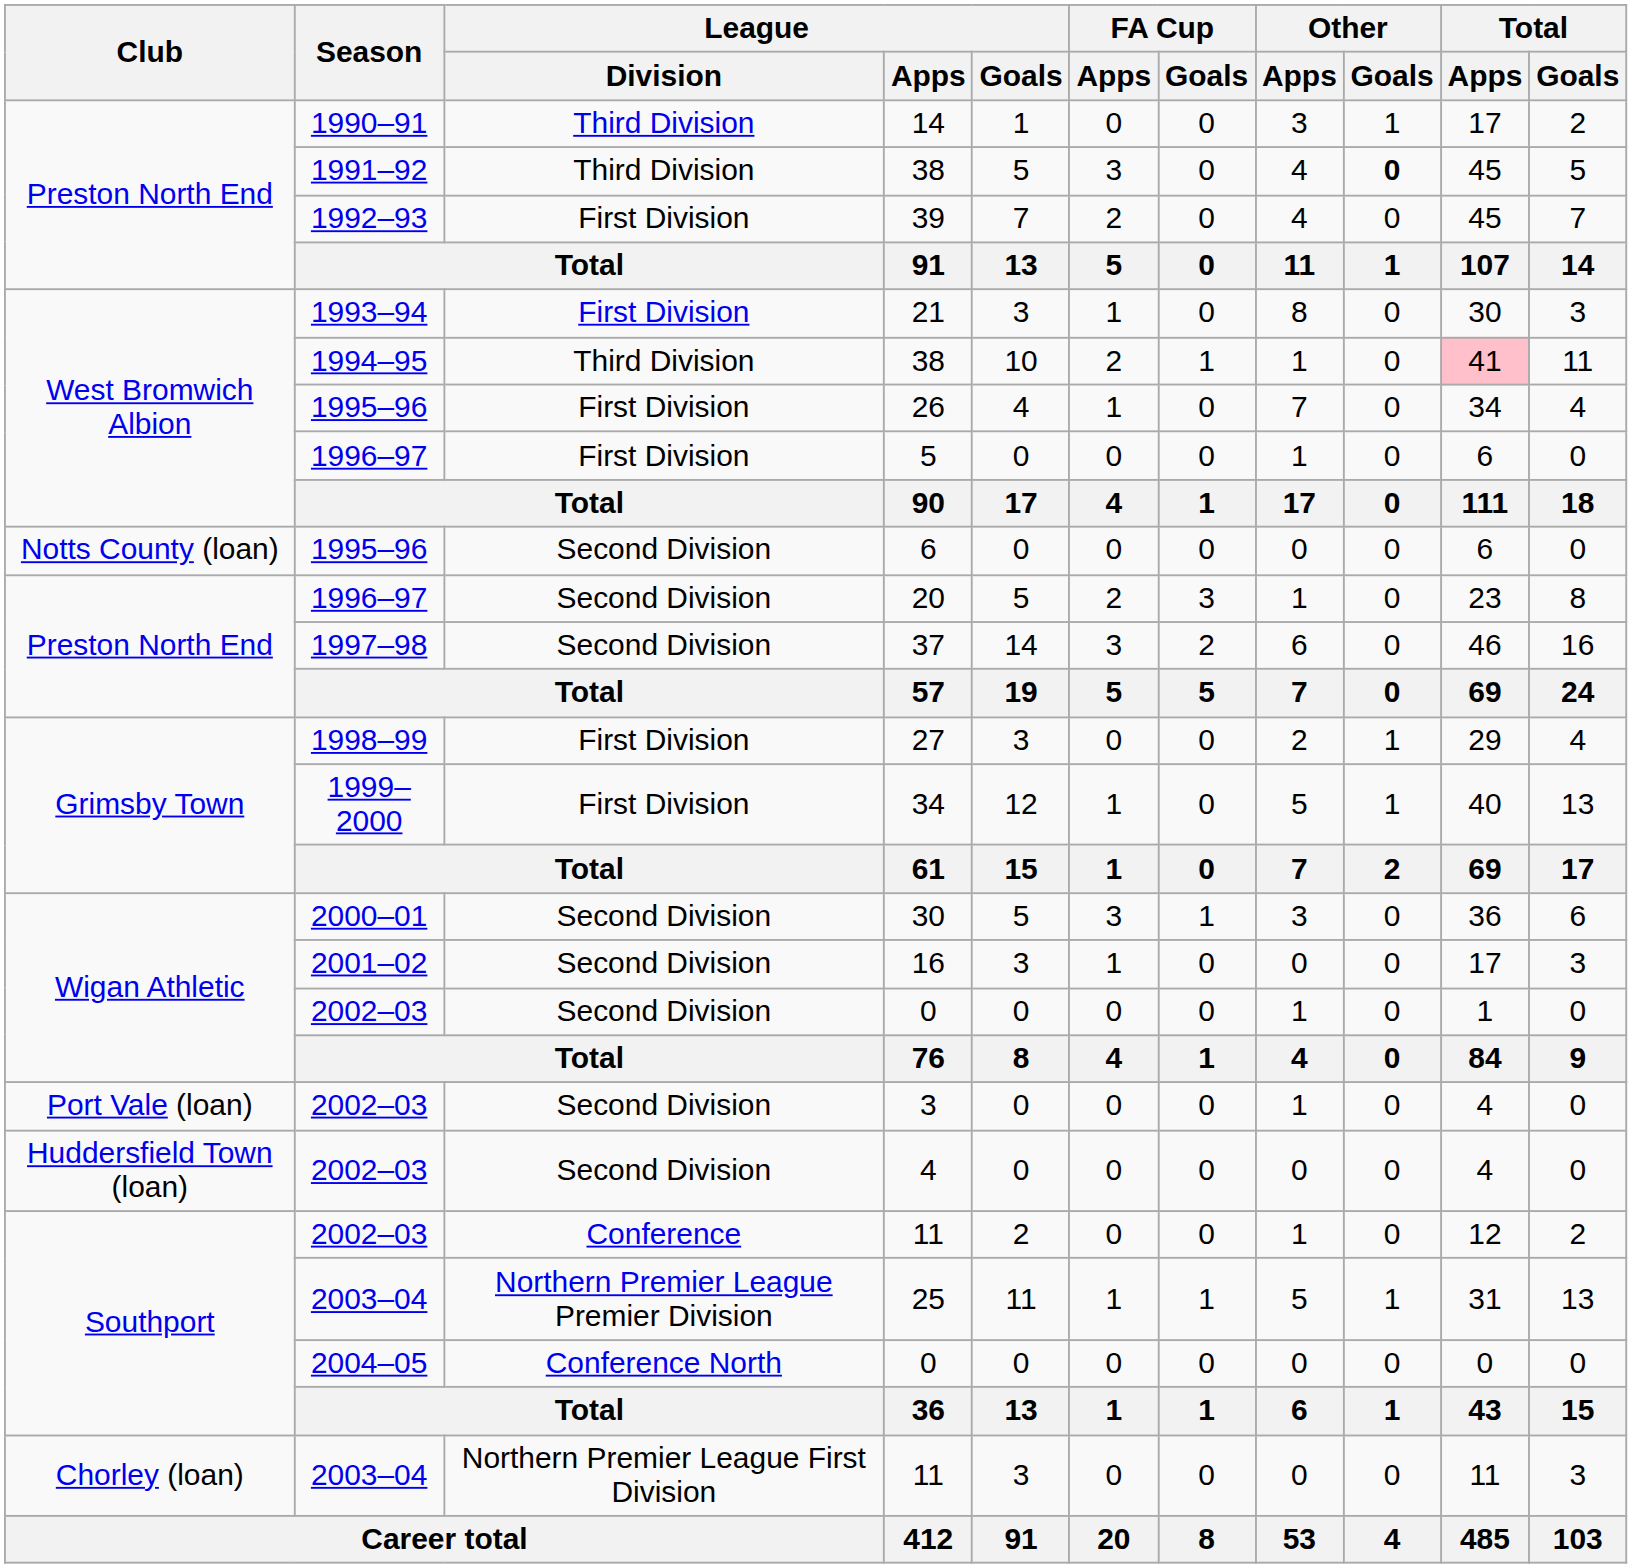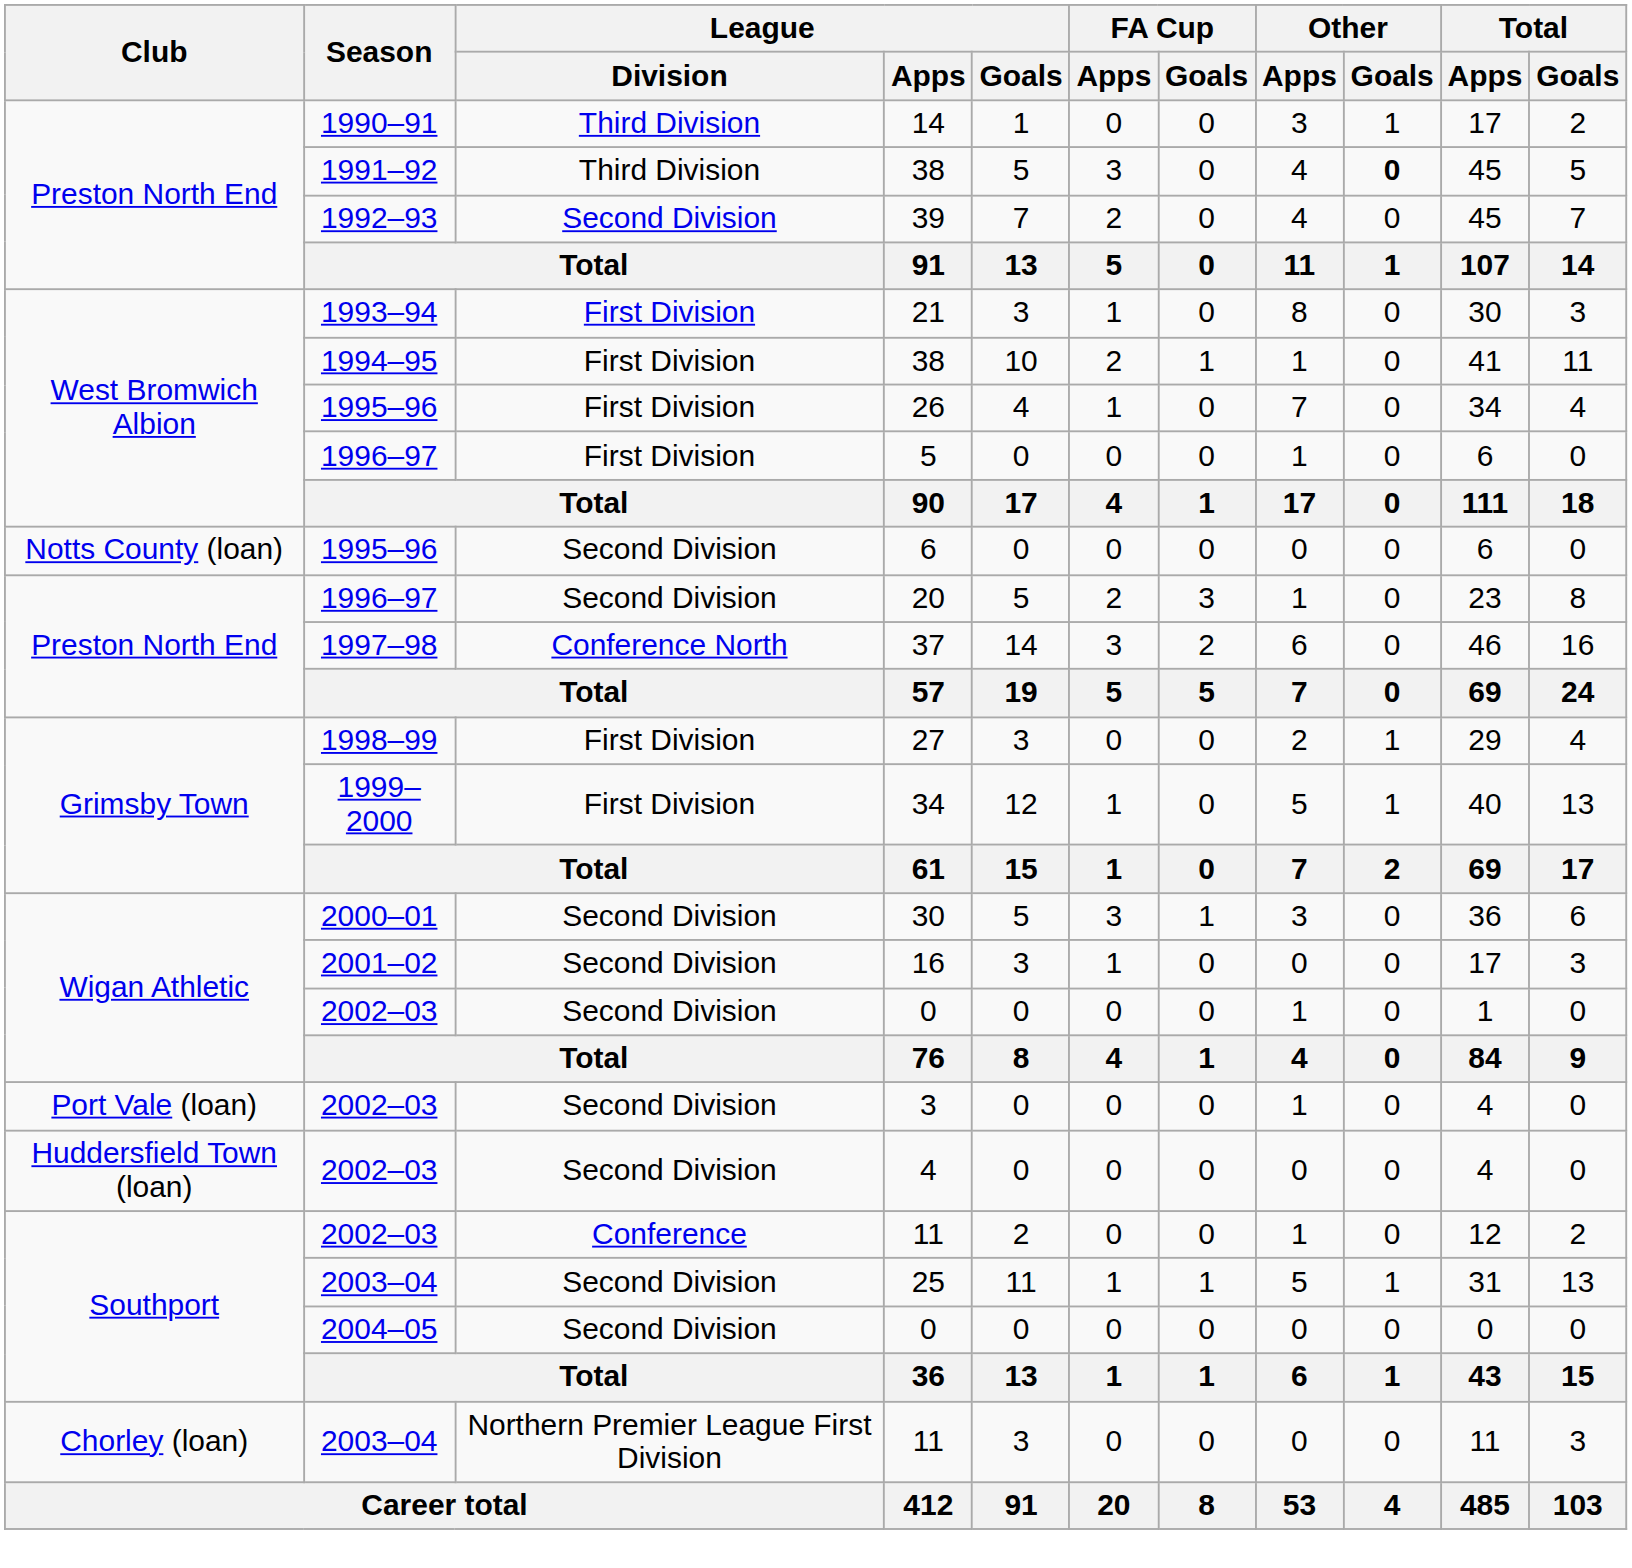(664, 218) First Division -> (669, 218) Second Division
(664, 360) Third Division -> (669, 360) First Division
(1485, 360) pink background -> (1485, 360) no background
(664, 645) Second Division -> (669, 645) Conference North
(664, 1298) Northern Premier League Premier Division -> (669, 1281) Second Division
(664, 1362) Conference North -> (669, 1329) Second Division
